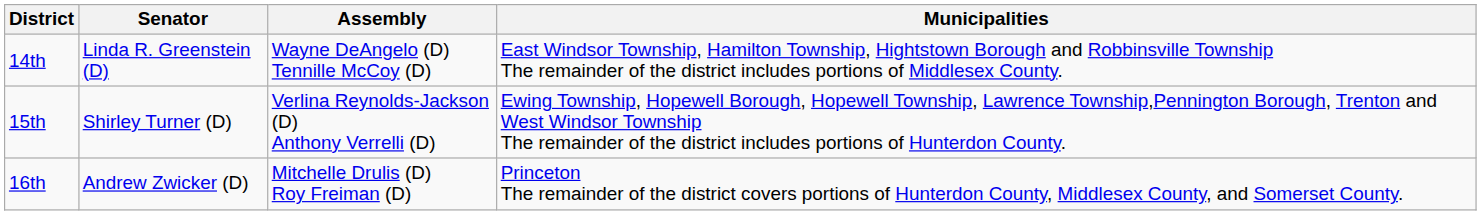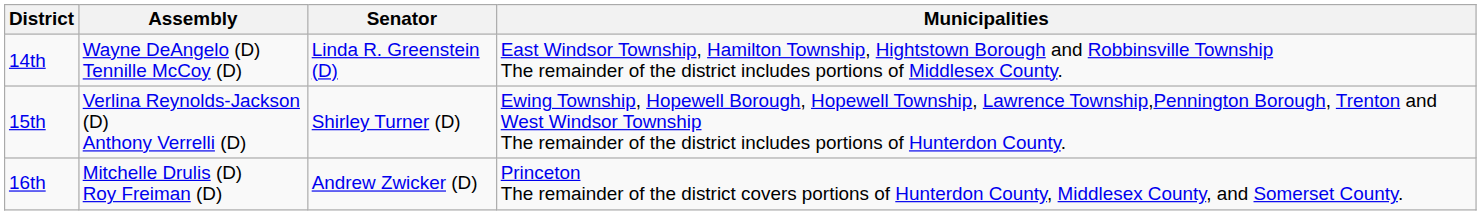columns swapped: (173, 19) <-> (382, 19)
